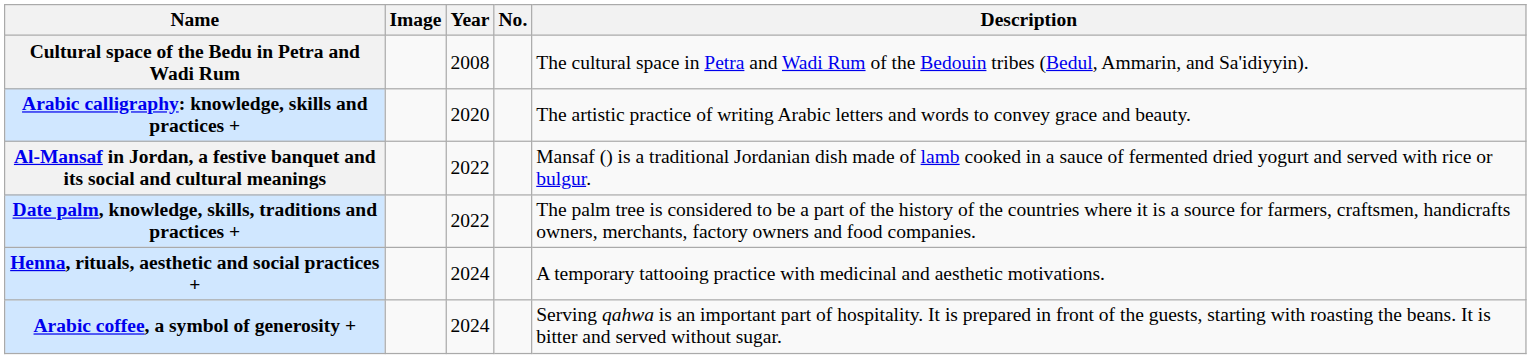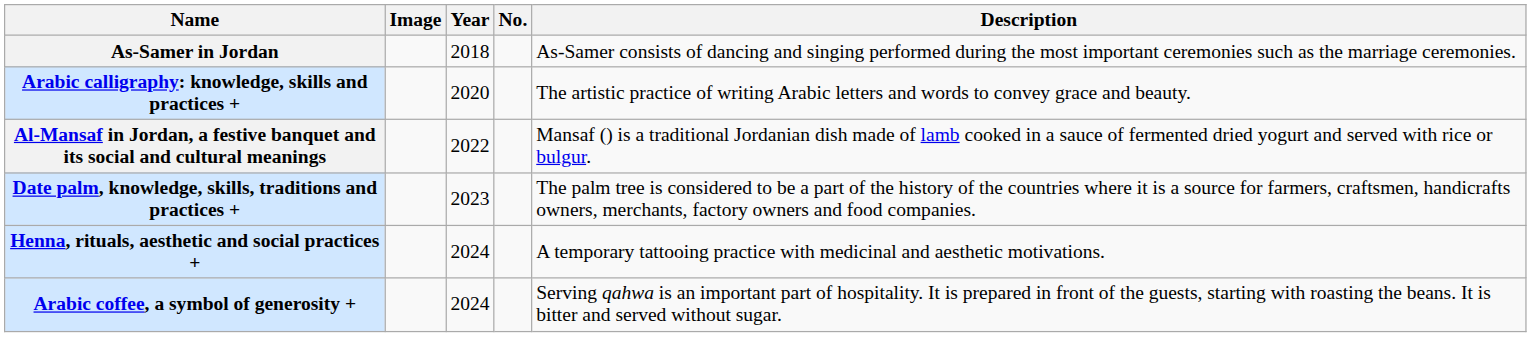- row: (195, 61)
+ row: (195, 50)
(470, 220) 2022 -> (470, 198) 2023
